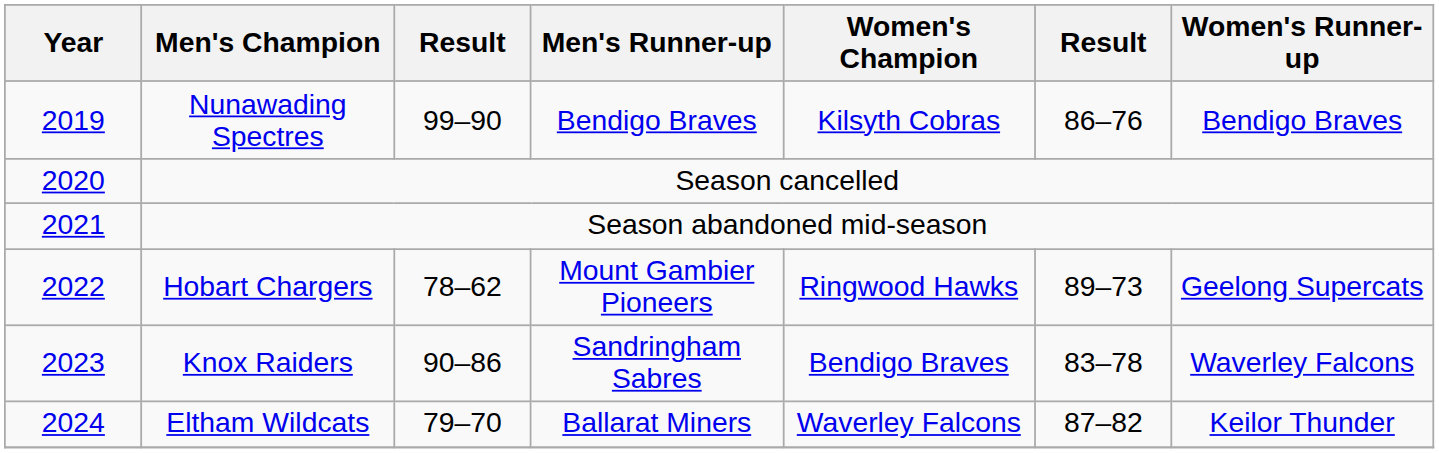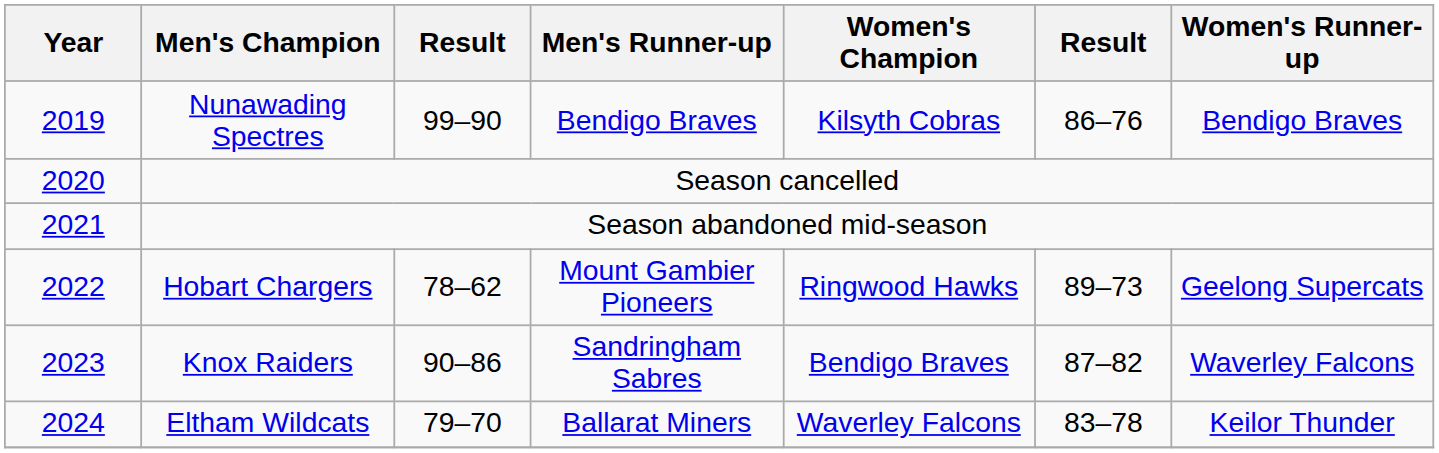(1103, 363) 83–78 -> (1103, 363) 87–82
(1103, 423) 87–82 -> (1103, 423) 83–78
